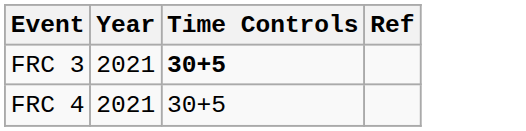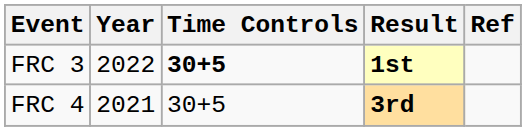+ column: (415, 25)
(126, 65) 2021 -> (126, 65) 2022
